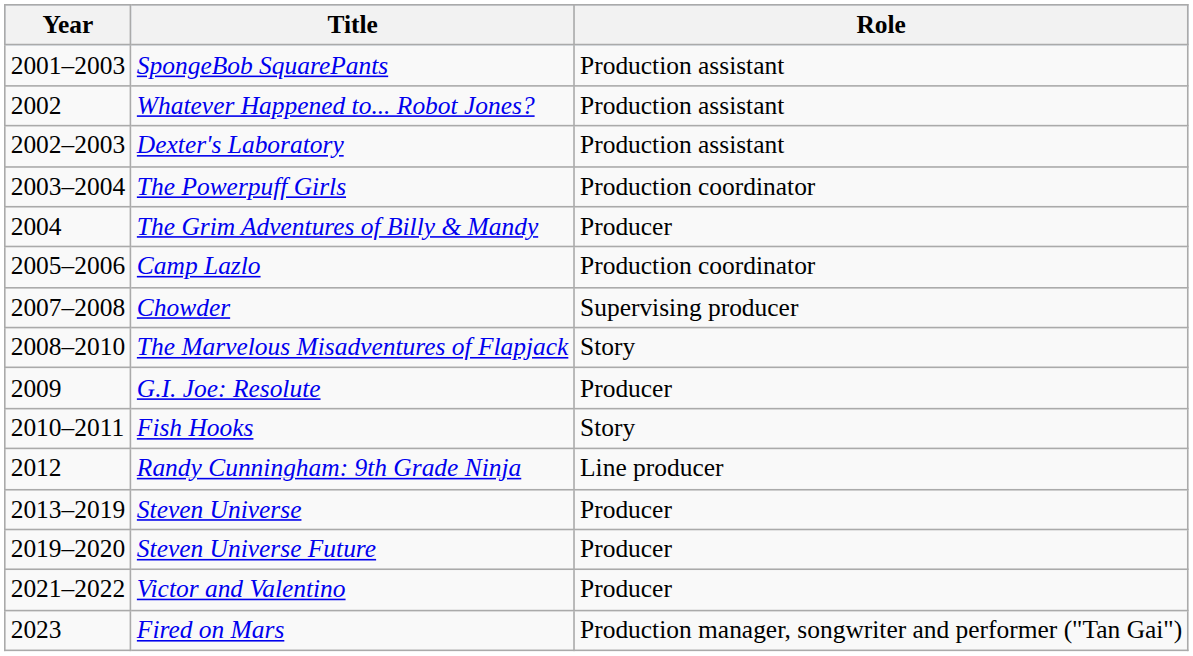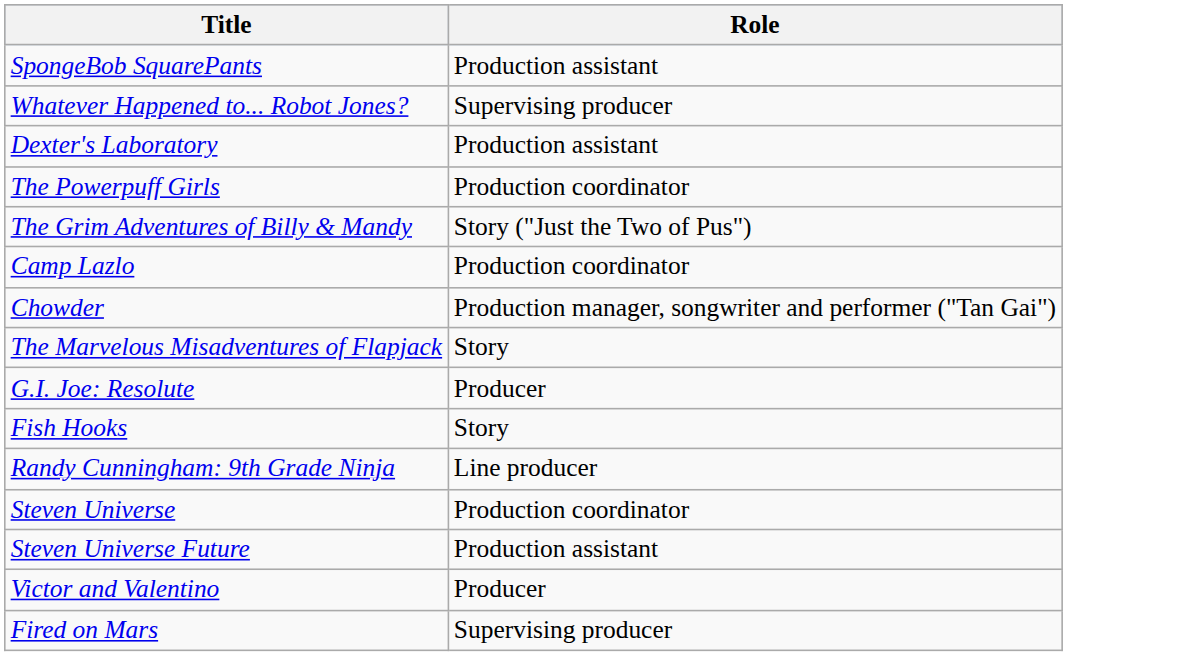- column: (68, 24)
(682, 105) Production assistant -> (563, 105) Supervising producer
(626, 226) Producer -> (603, 226) Story ("Just the Two of Pus")
(689, 307) Supervising producer -> (755, 307) Production manager, songwriter and performer ("Tan Gai")
(626, 508) Producer -> (571, 508) Production coordinator
(626, 549) Producer -> (556, 549) Production assistant
(881, 629) Production manager, songwriter and performer ("Tan Gai") -> (563, 629) Supervising producer
